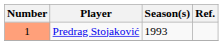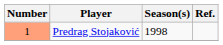(156, 31) 1993 -> (156, 31) 1998
